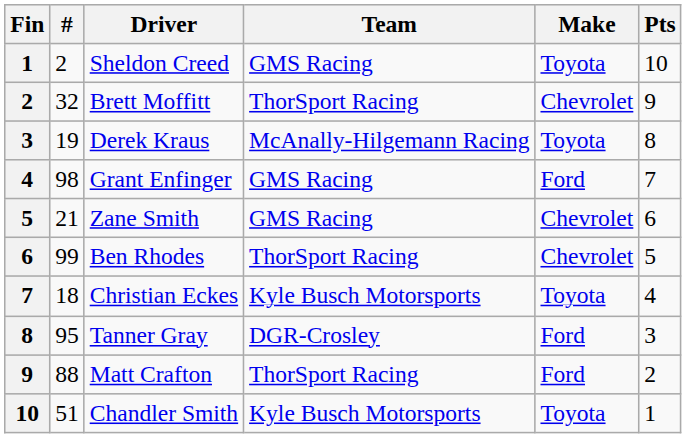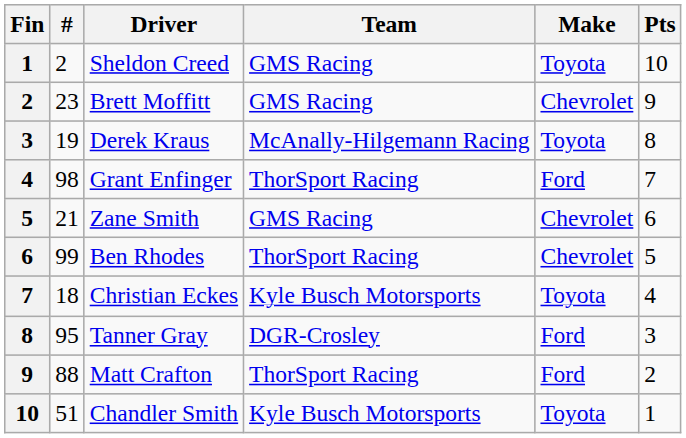(67, 101) 32 -> (67, 101) 23
(334, 101) ThorSport Racing -> (311, 101) GMS Racing
(311, 179) GMS Racing -> (334, 179) ThorSport Racing
